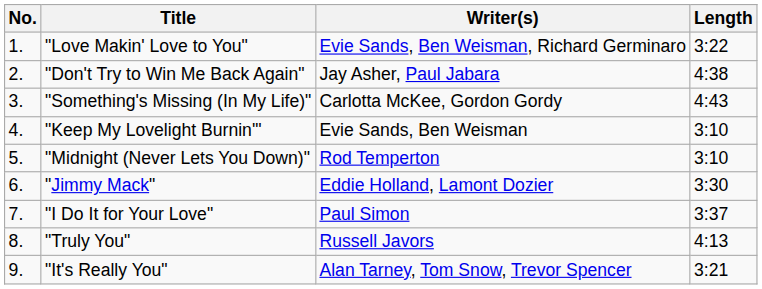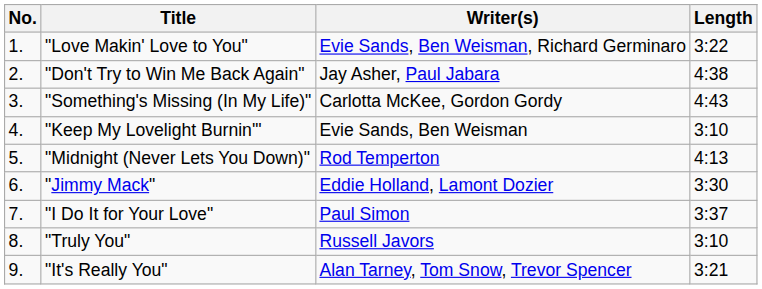(711, 158) 3:10 -> (711, 158) 4:13
(711, 241) 4:13 -> (711, 241) 3:10
